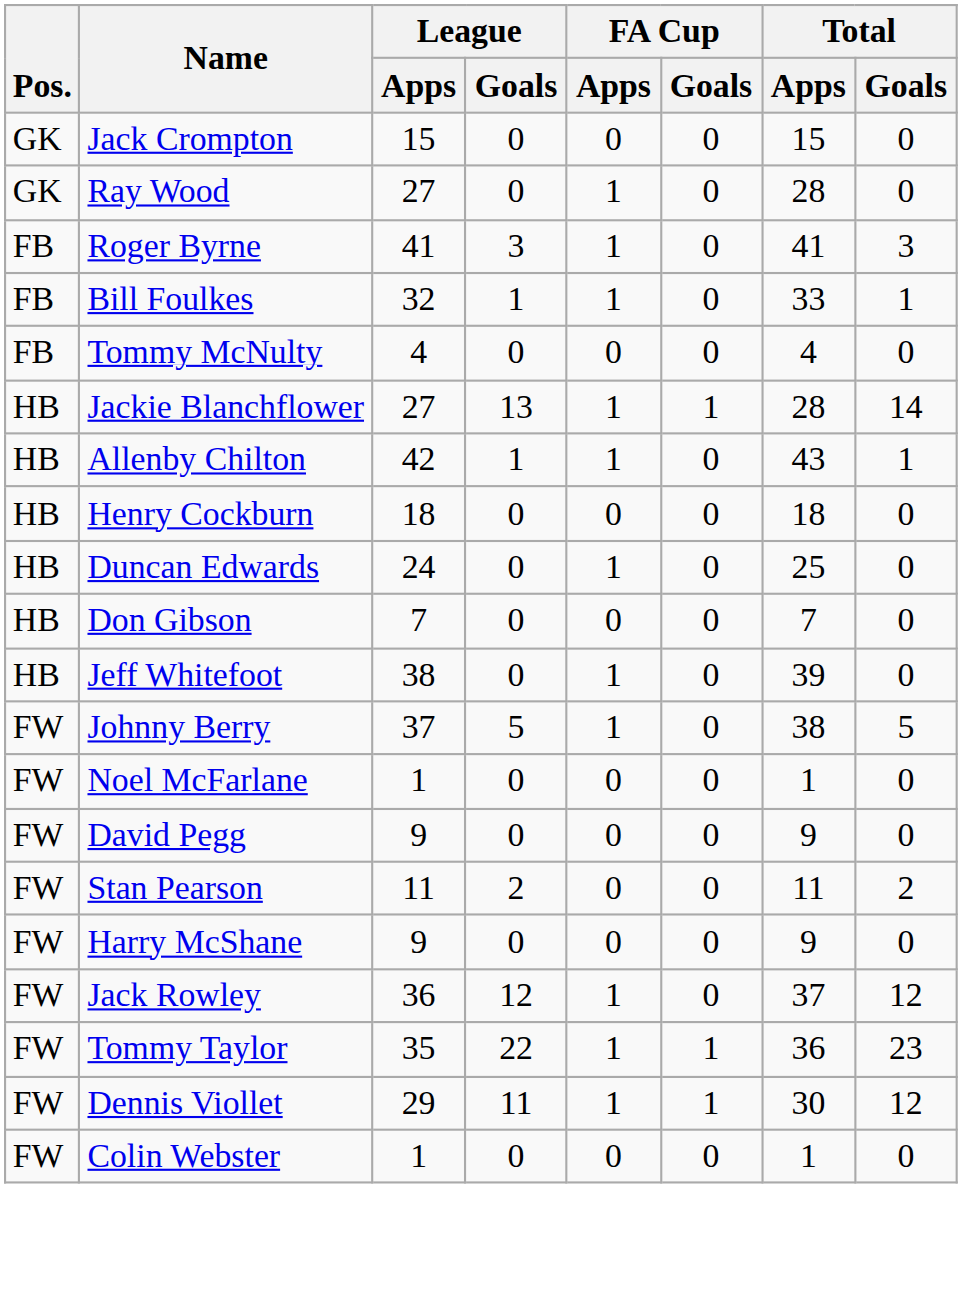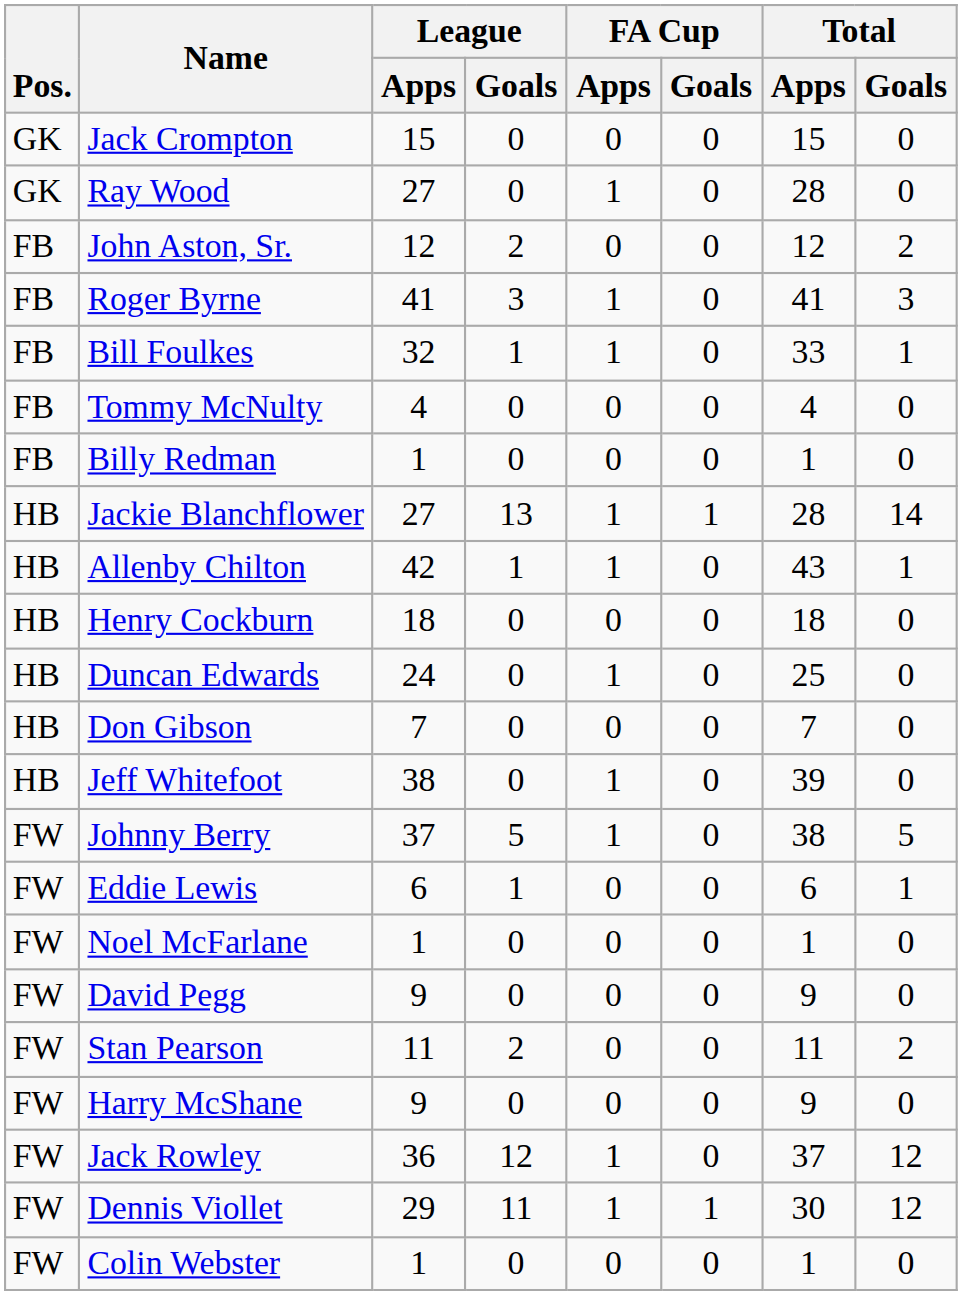+ row: (190, 245)
+ row: (182, 459)
+ row: (172, 887)
- row: (187, 1048)
